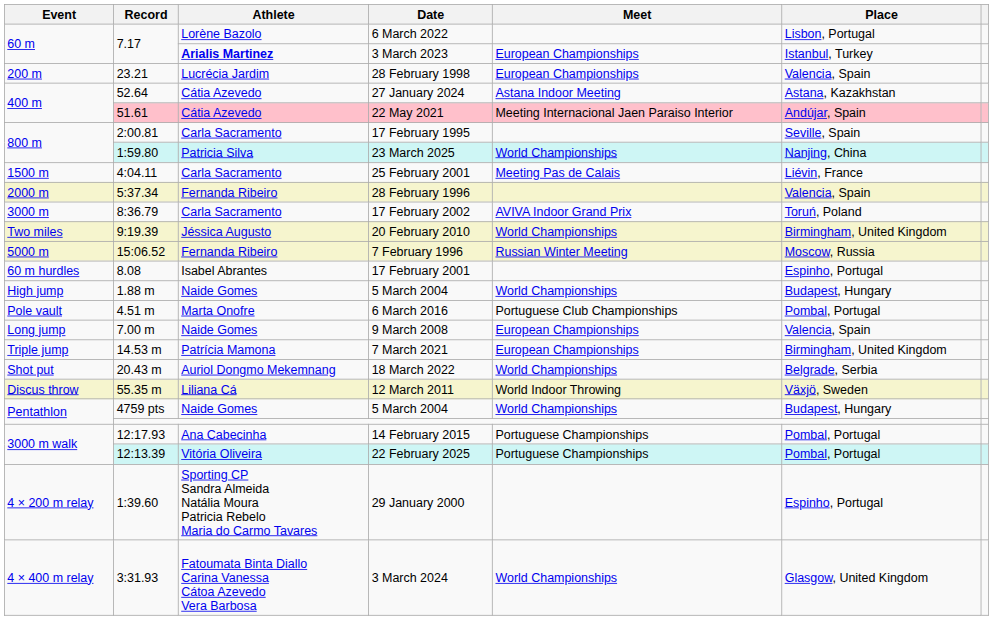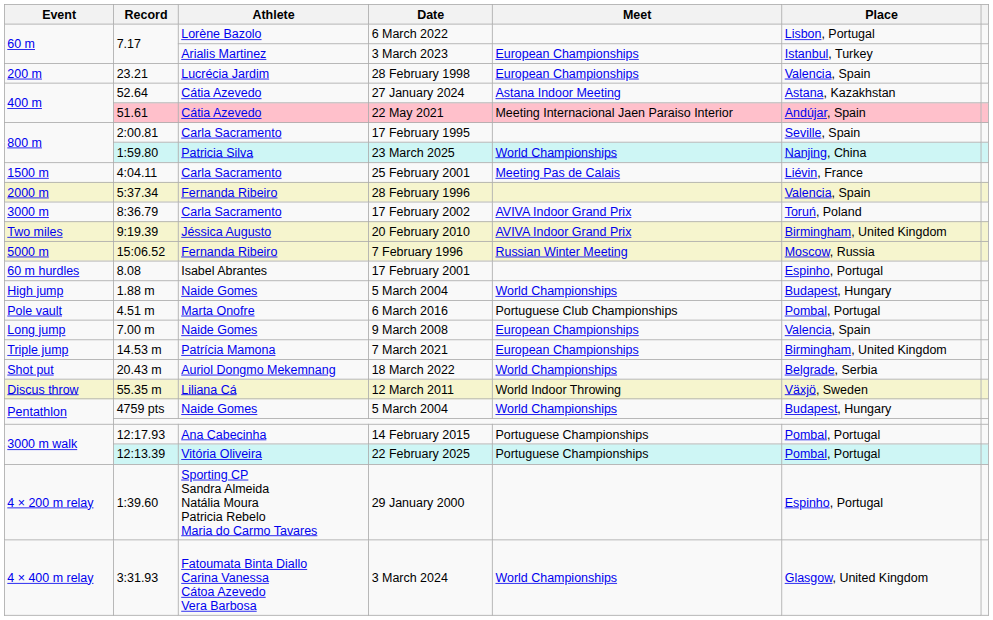(227, 54) bold -> (224, 54) normal
(556, 232) World Championships -> (563, 232) AVIVA Indoor Grand Prix
